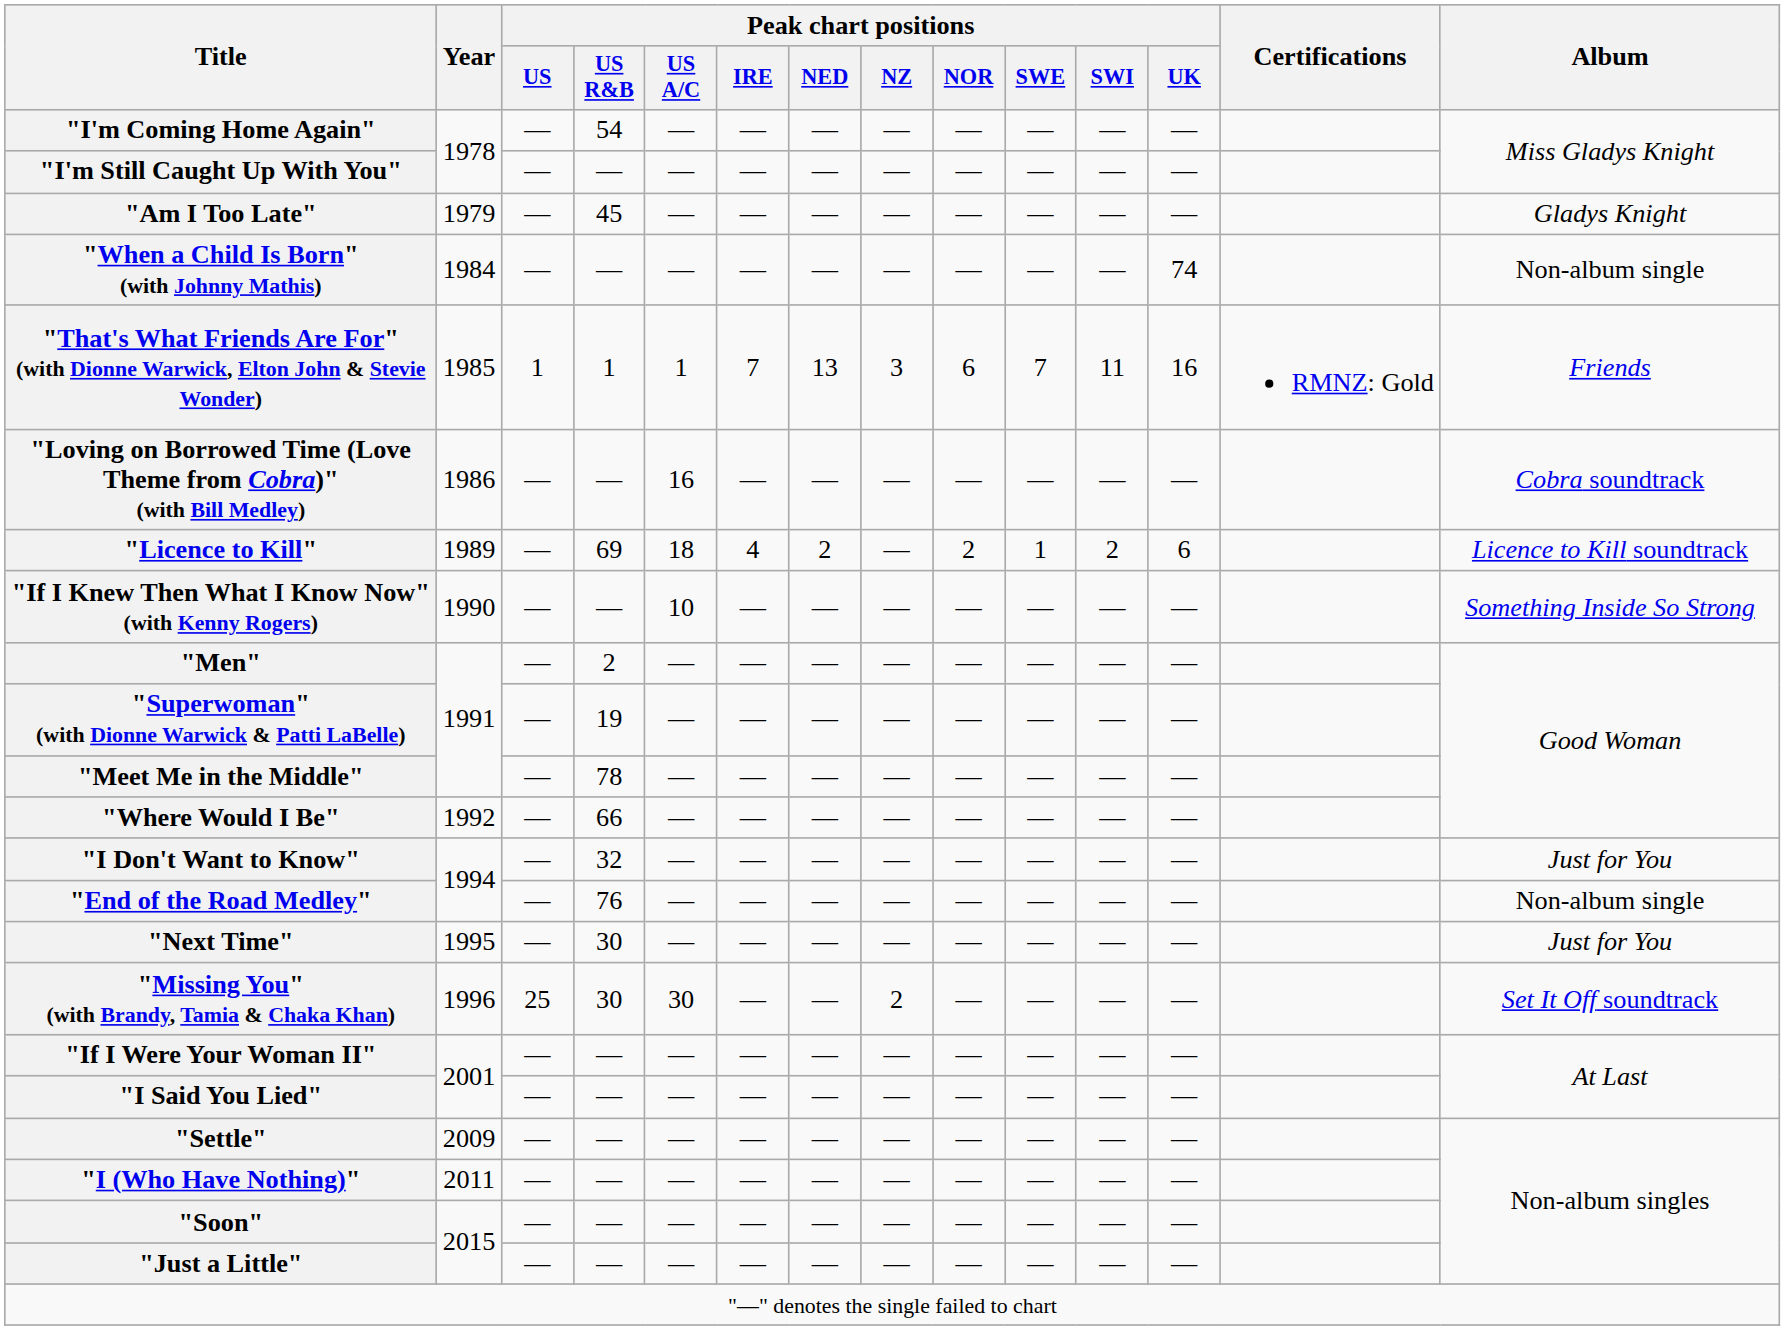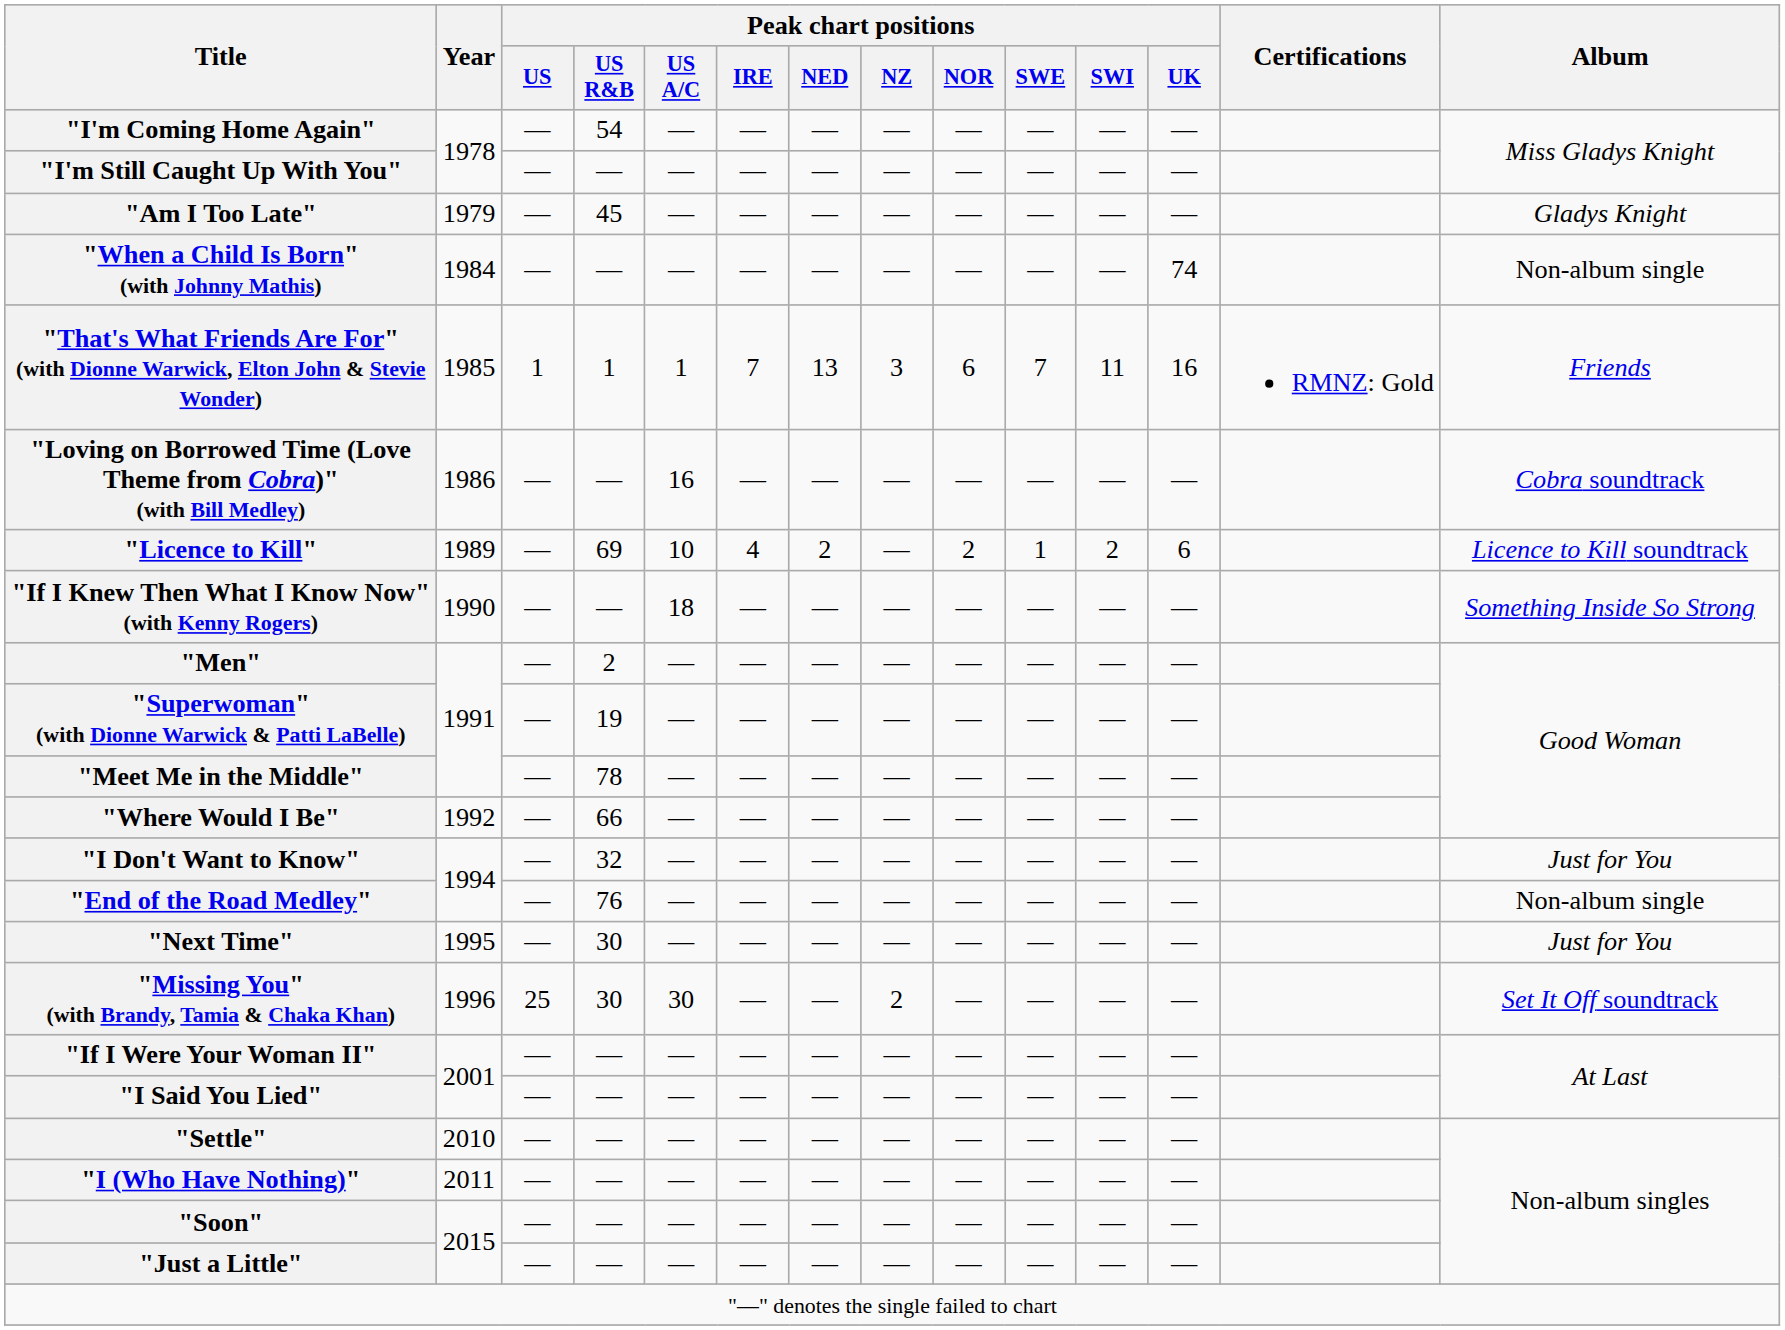(681, 550) 18 -> (681, 550) 10
(681, 606) 10 -> (681, 606) 18
(469, 1138) 2009 -> (469, 1138) 2010
